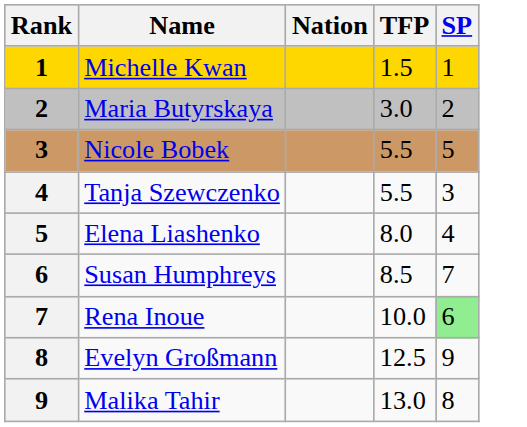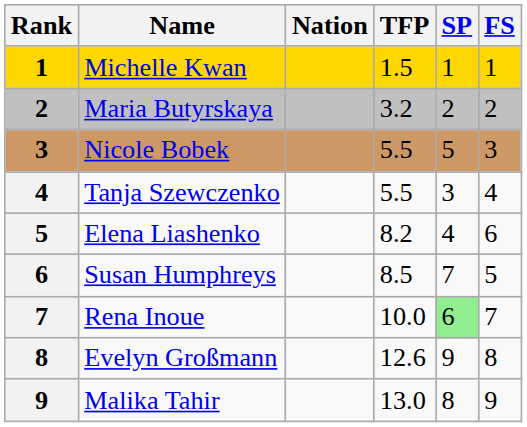+ column: (500, 25)
(396, 108) 3.0 -> (396, 108) 3.2
(396, 233) 8.0 -> (396, 233) 8.2
(403, 358) 12.5 -> (403, 358) 12.6
